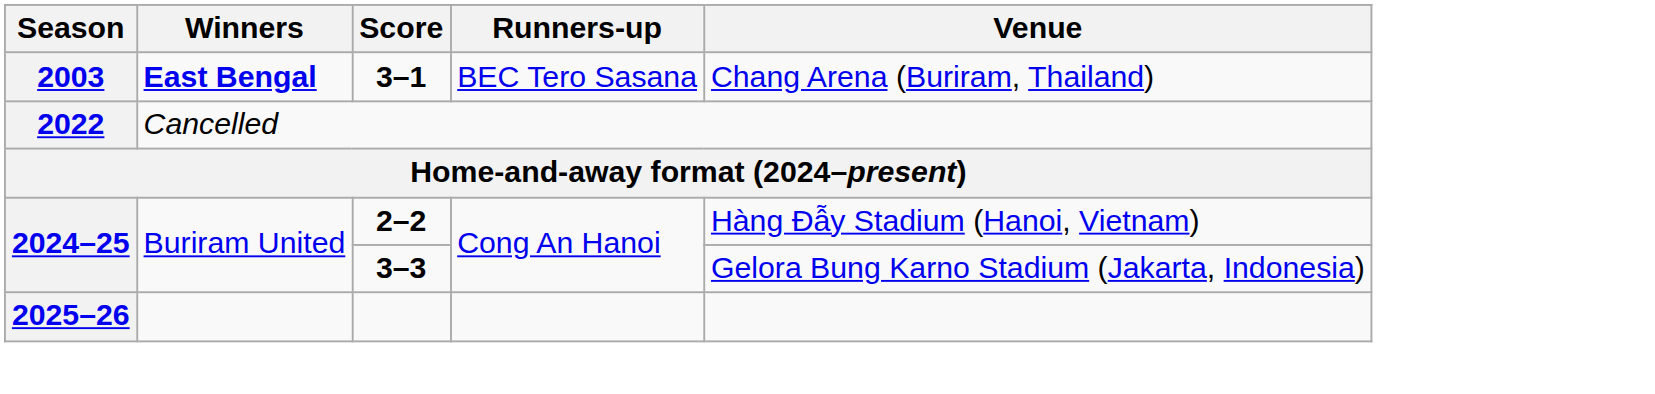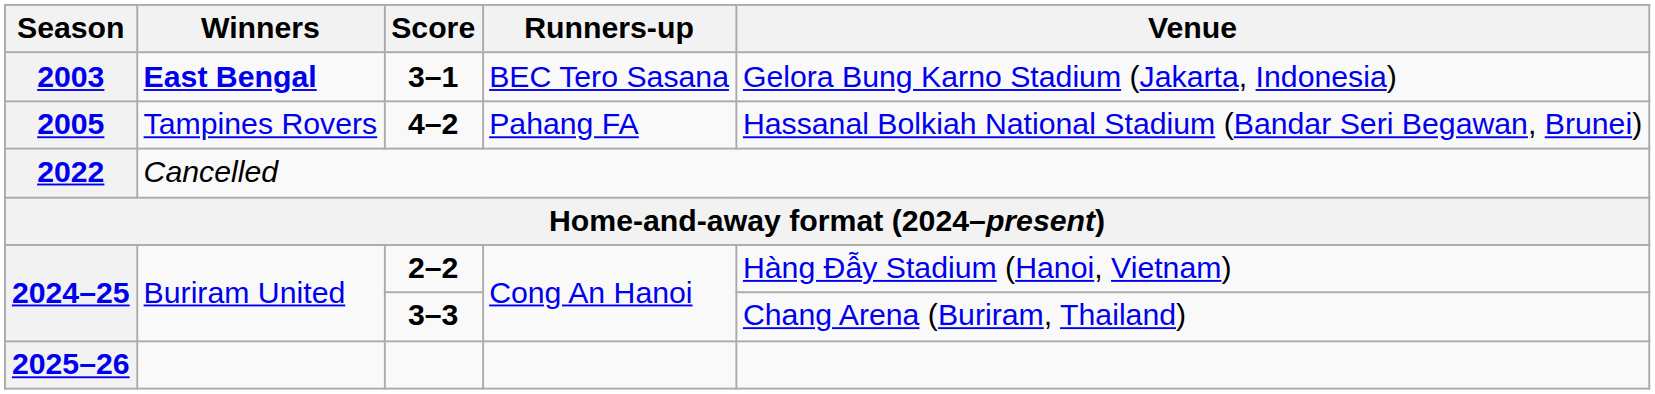(933, 76) Chang Arena (Buriram, Thailand) -> (1070, 76) Gelora Bung Karno Stadium (Jakarta, Indonesia)
+ row: (433, 124)
(1038, 268) Gelora Bung Karno Stadium (Jakarta, Indonesia) -> (965, 316) Chang Arena (Buriram, Thailand)
